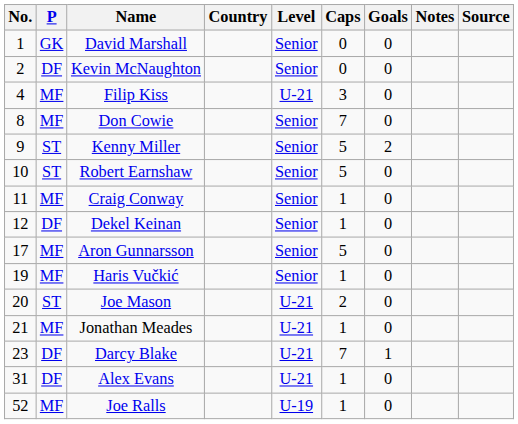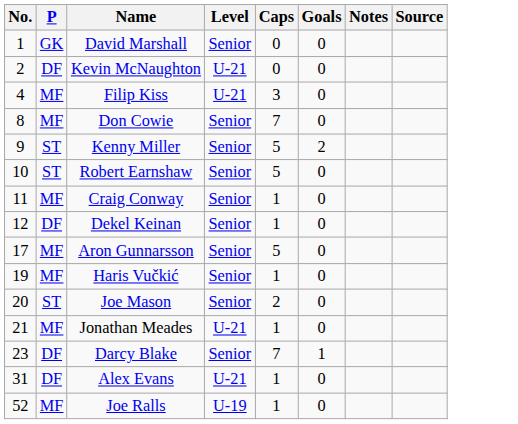- column: (238, 17)
(296, 69) Senior -> (230, 69) U-21
(296, 302) U-21 -> (230, 302) Senior
(296, 353) U-21 -> (230, 353) Senior
